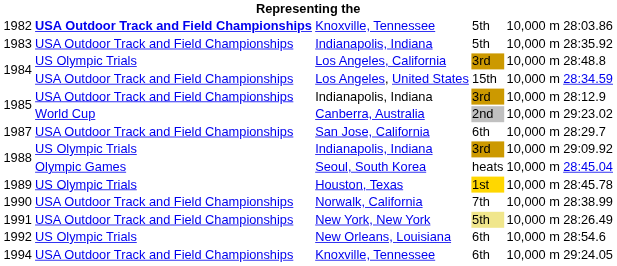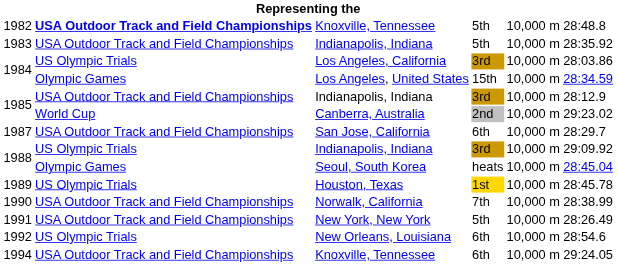(588, 26) 28:03.86 -> (585, 26) 28:48.8
(585, 61) 28:48.8 -> (588, 61) 28:03.86
(164, 79) USA Outdoor Track and Field Championships -> (81, 79) Olympic Games
(481, 219) khaki background -> (481, 219) no background
